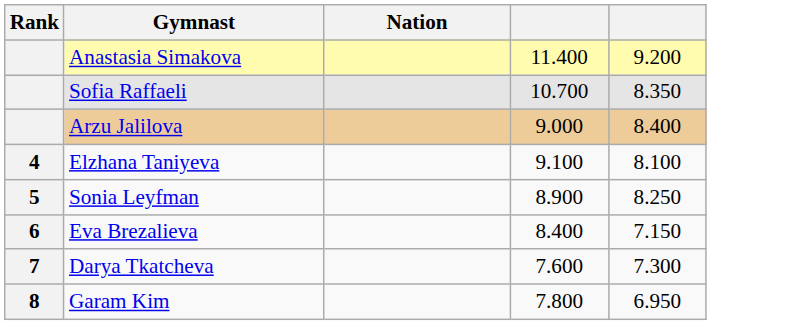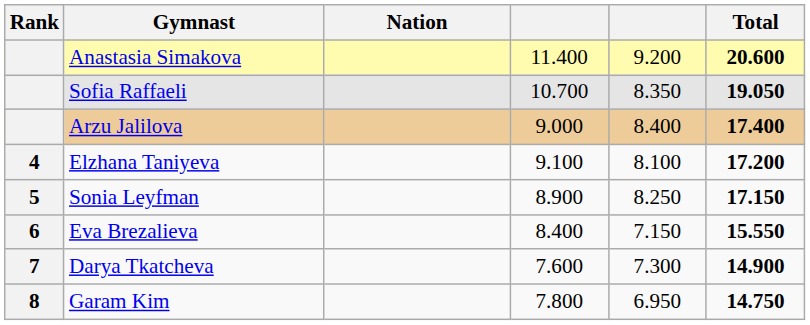+ column: (756, 22)
